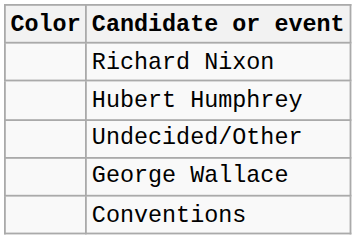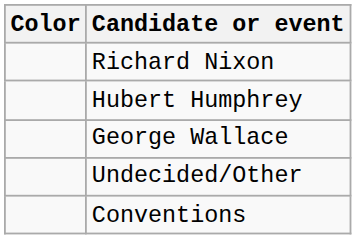rows swapped: (190, 177) <-> (197, 138)
